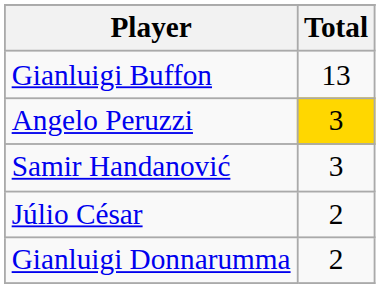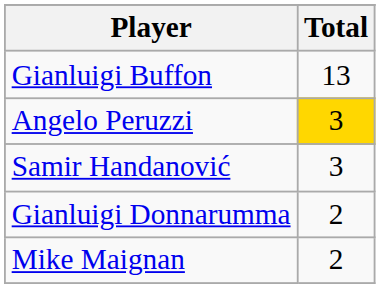- row: (77, 213)
+ row: (98, 259)
